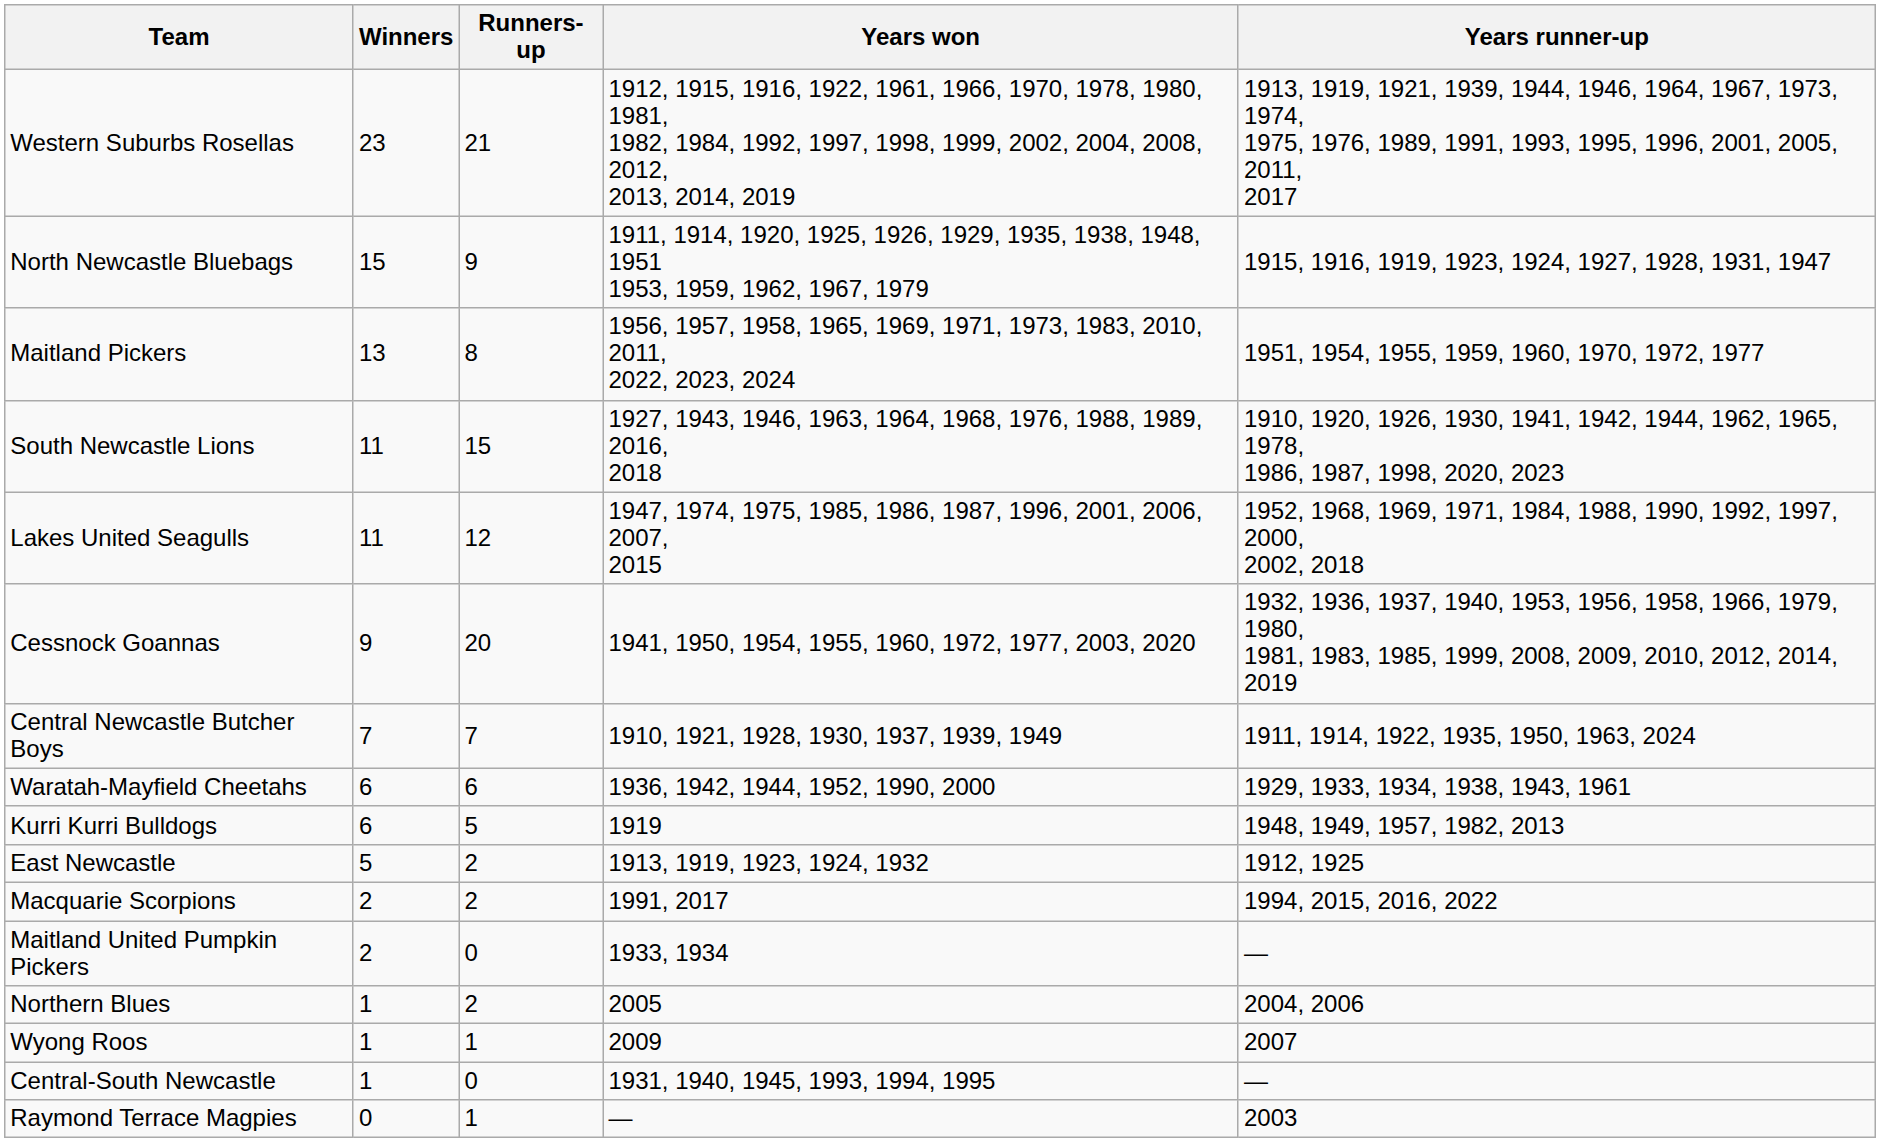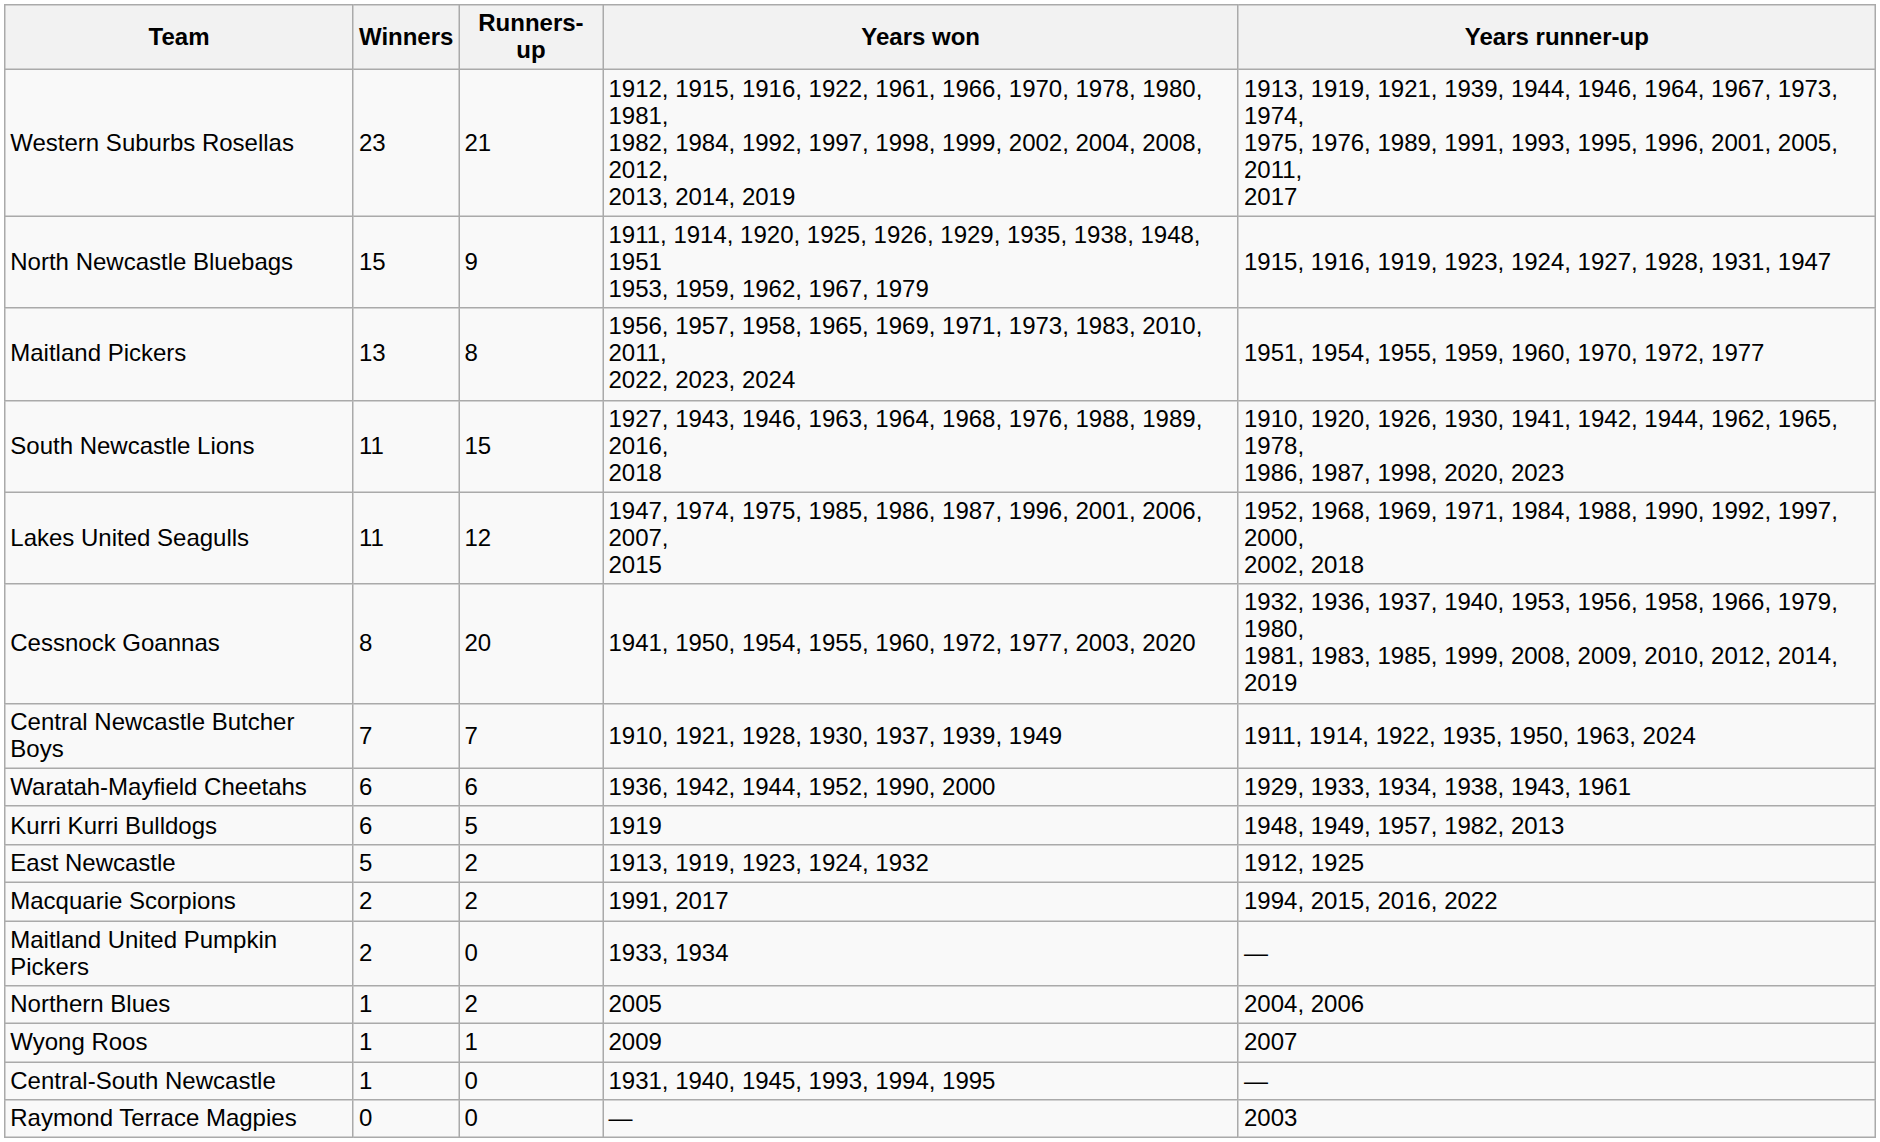(366, 643) 9 -> (366, 643) 8
(471, 1118) 1 -> (471, 1118) 0
